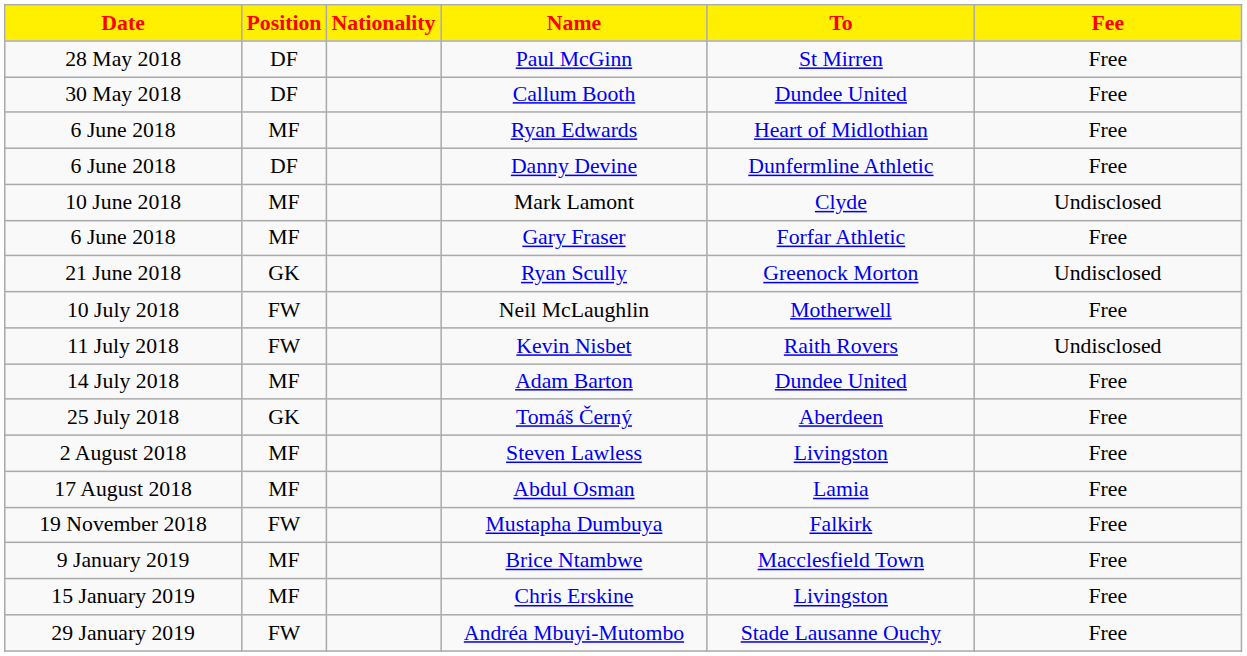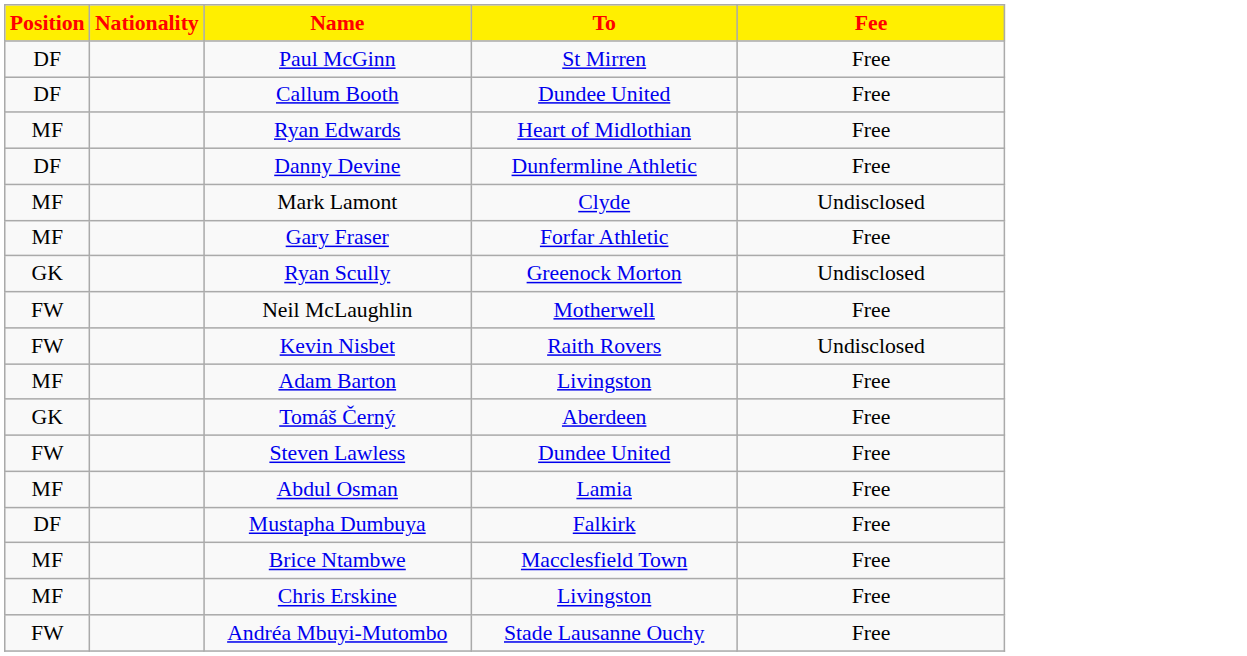- column: (123, 22)
(841, 381) Dundee United -> (604, 381) Livingston
(284, 453) MF -> (47, 453) FW
(841, 453) Livingston -> (604, 453) Dundee United
(284, 524) FW -> (47, 524) DF
